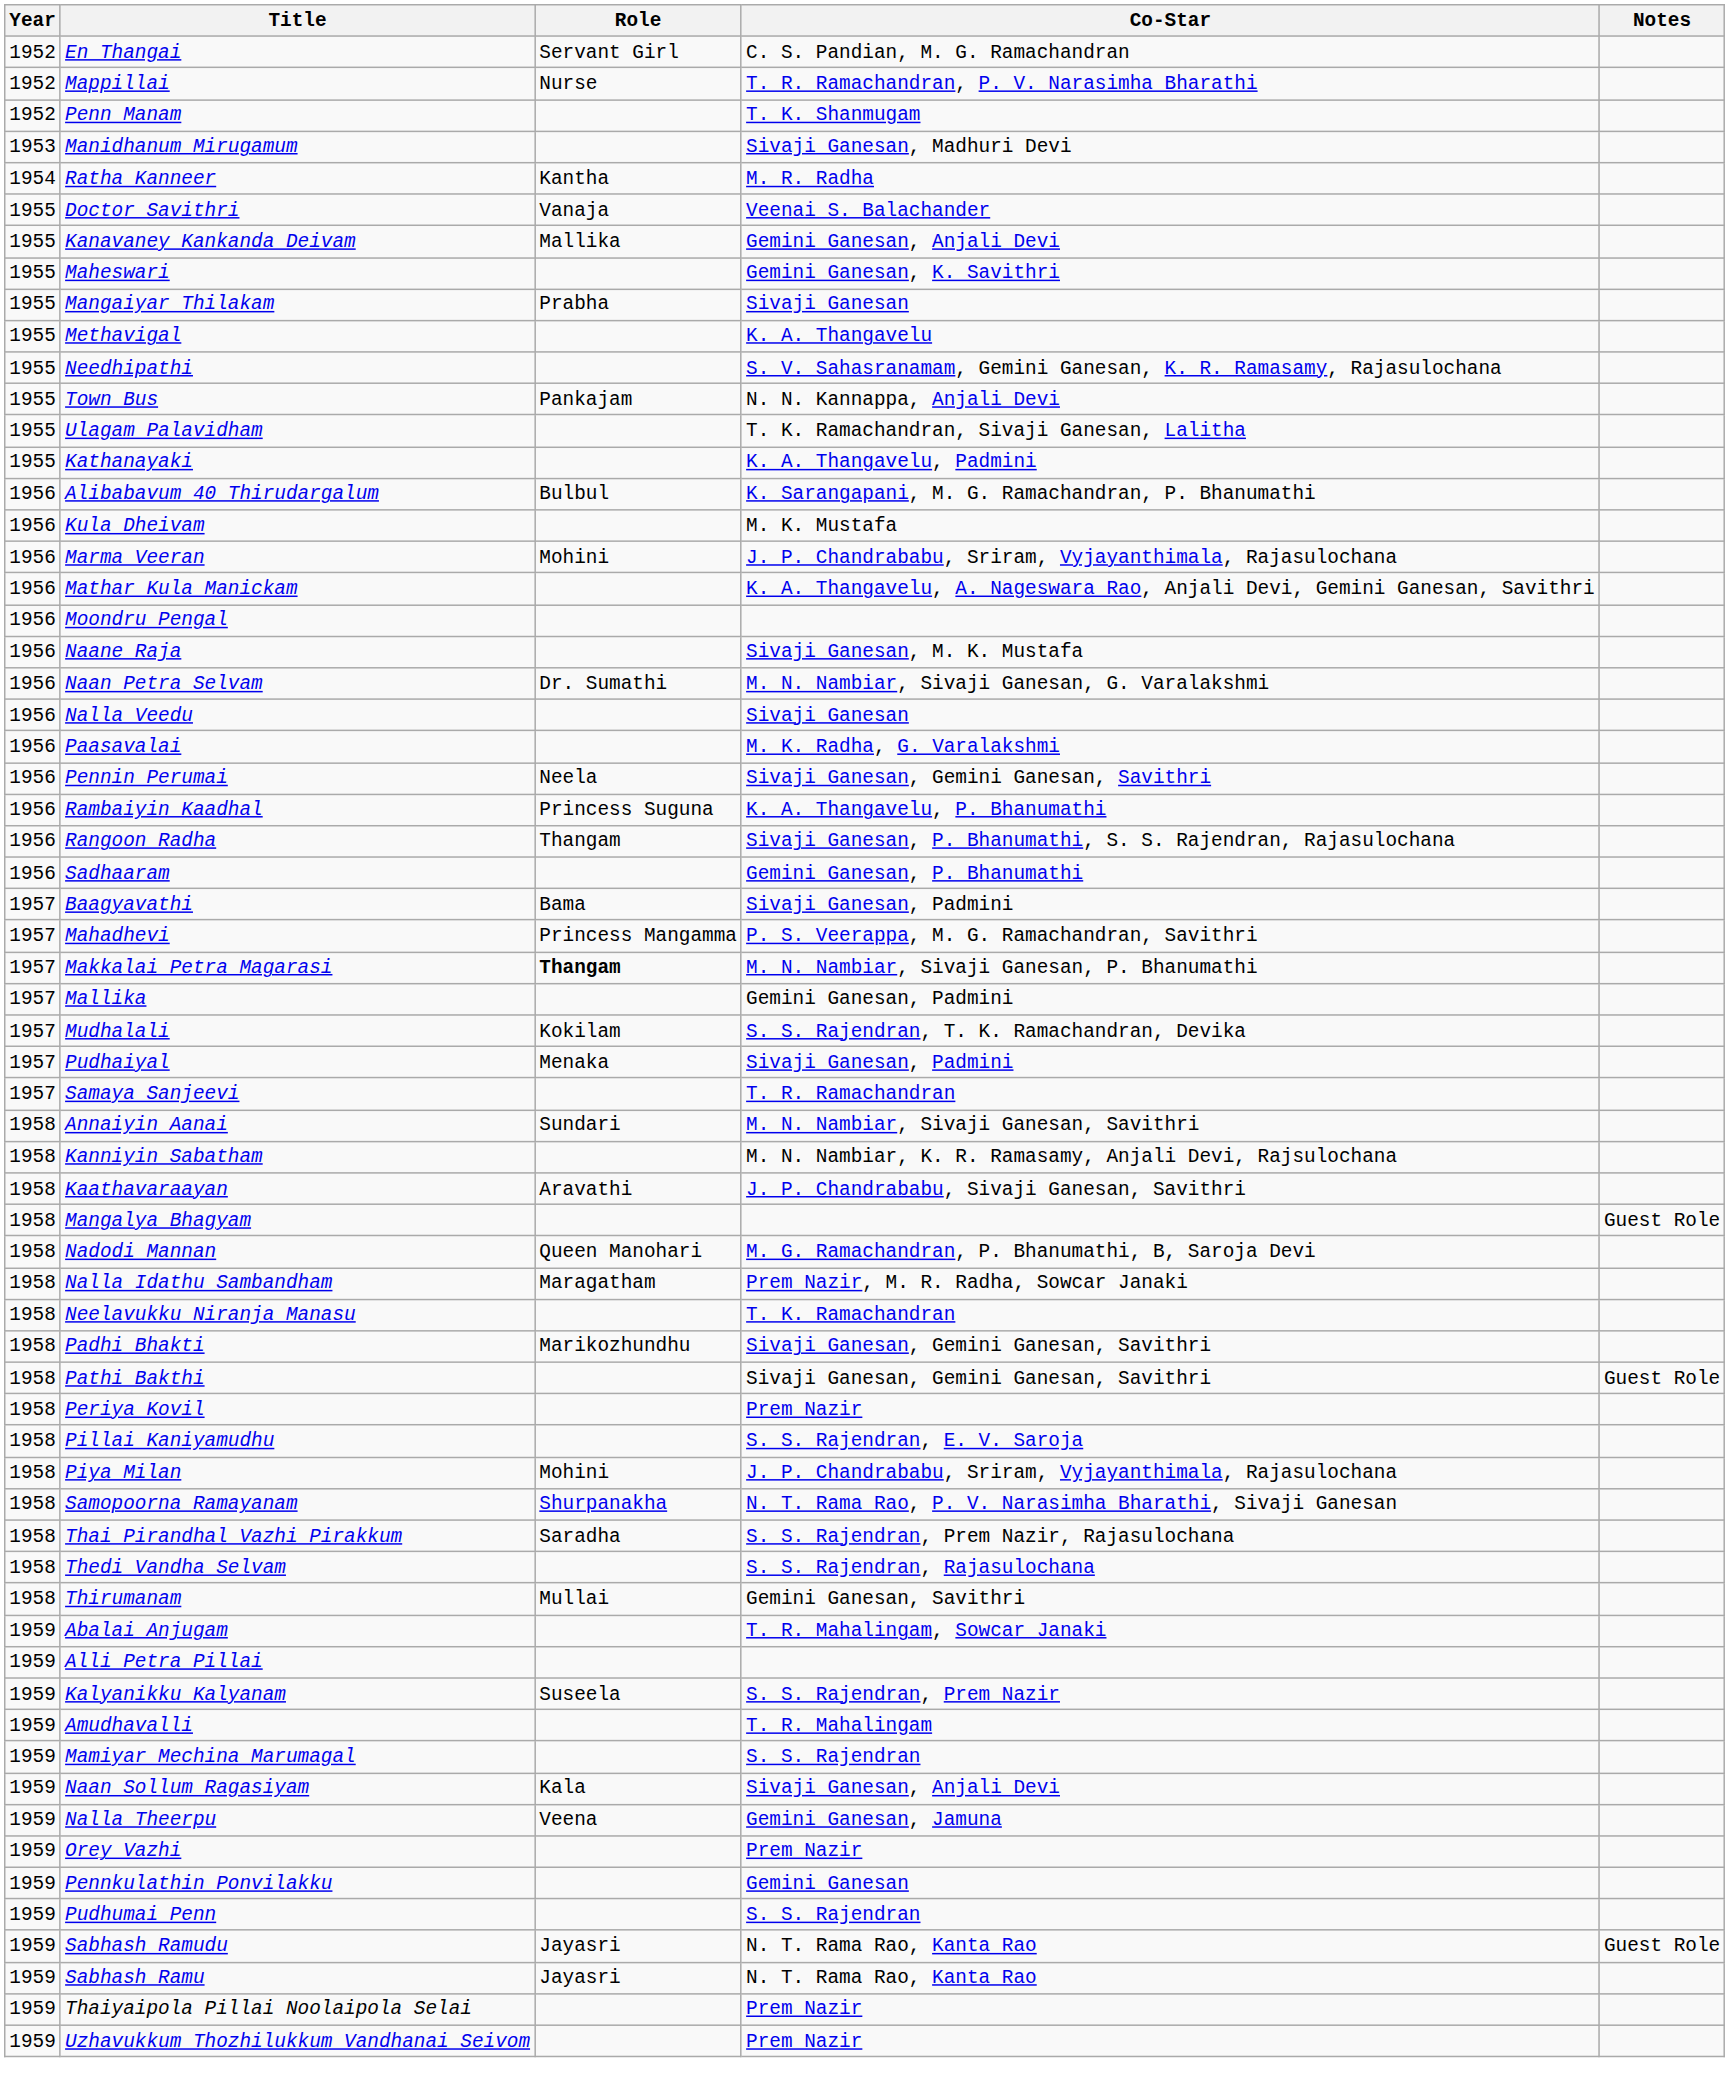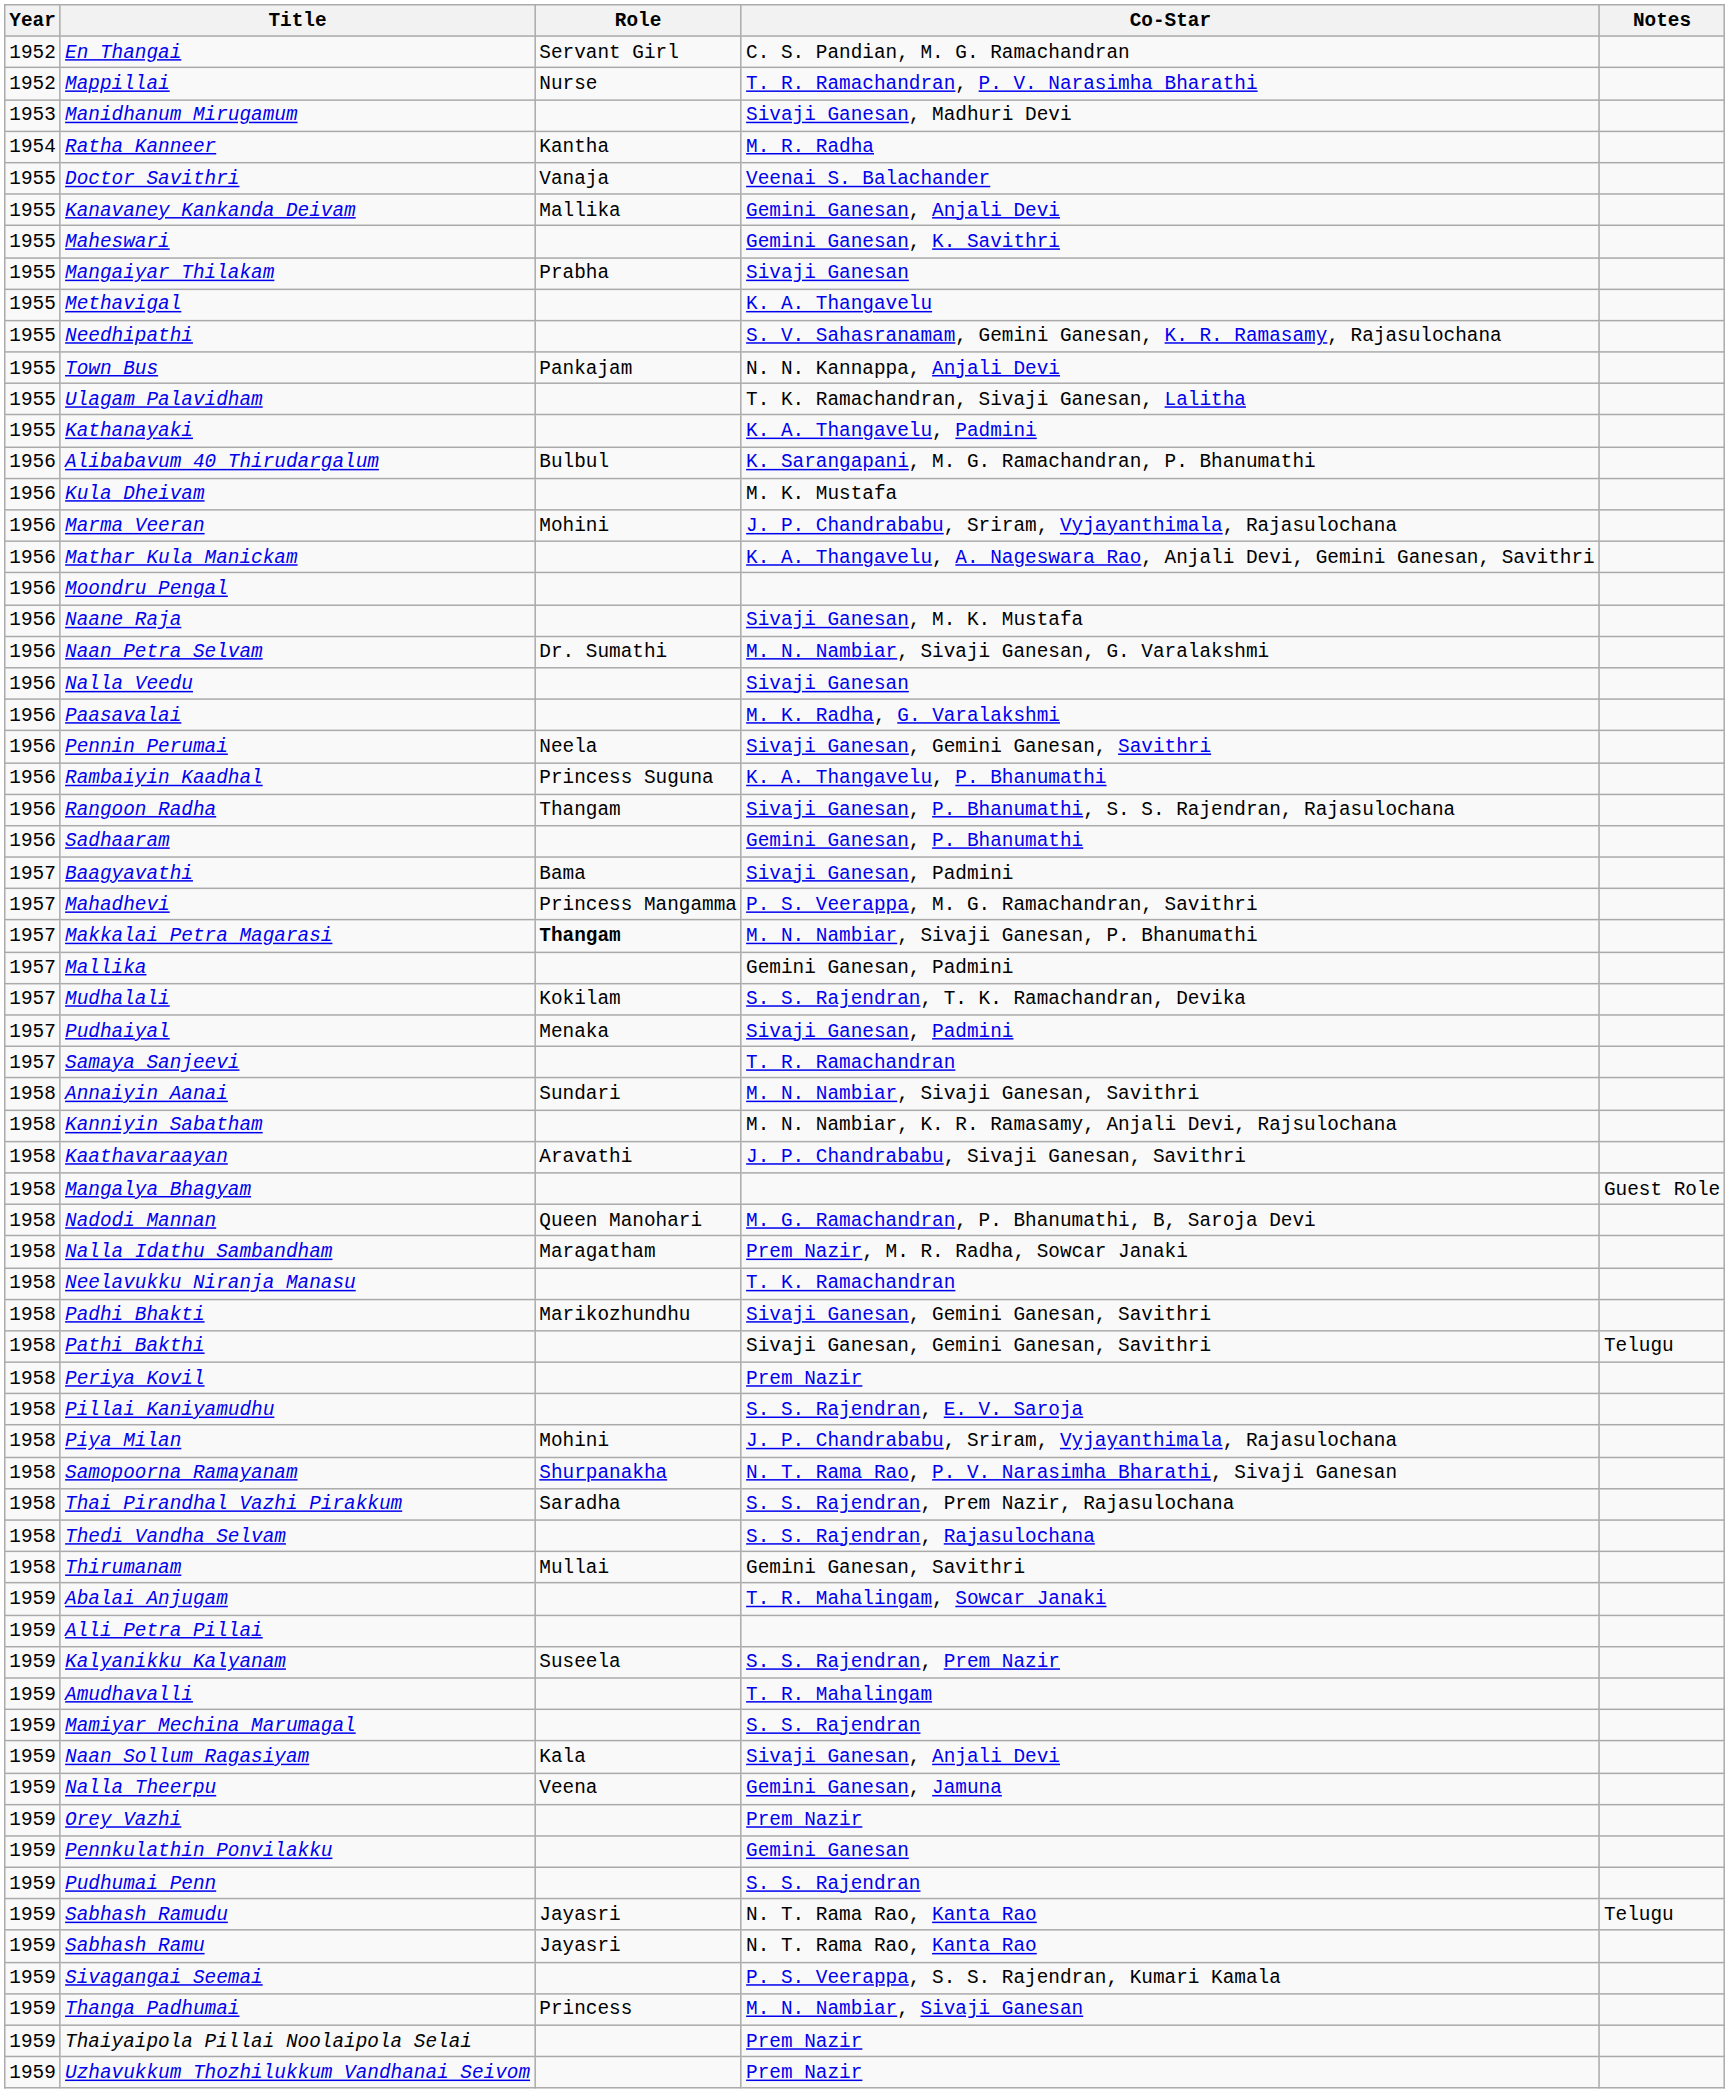- row: (123, 115)
(1662, 1378) Guest Role -> (1639, 1346) Telugu
(1662, 1946) Guest Role -> (1639, 1915) Telugu
+ row: (164, 1978)
+ row: (152, 2009)
